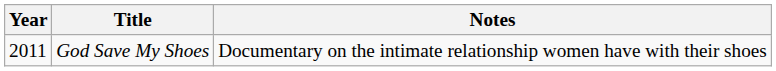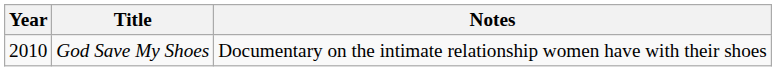(28, 50) 2011 -> (28, 50) 2010
